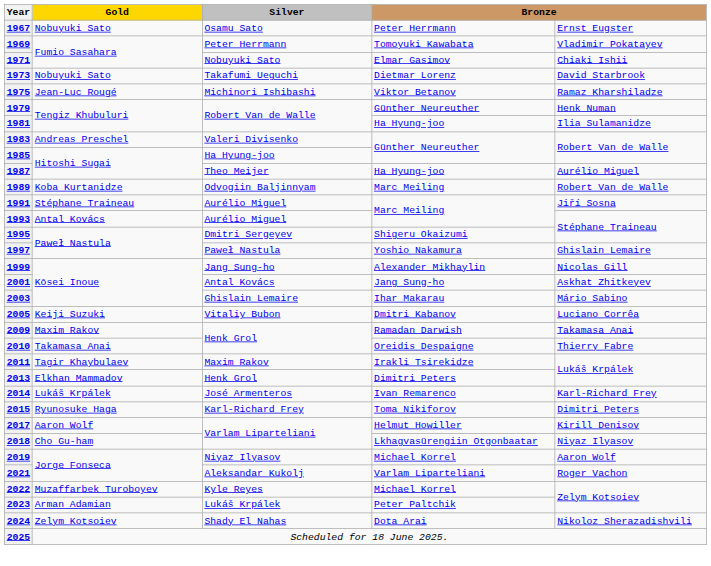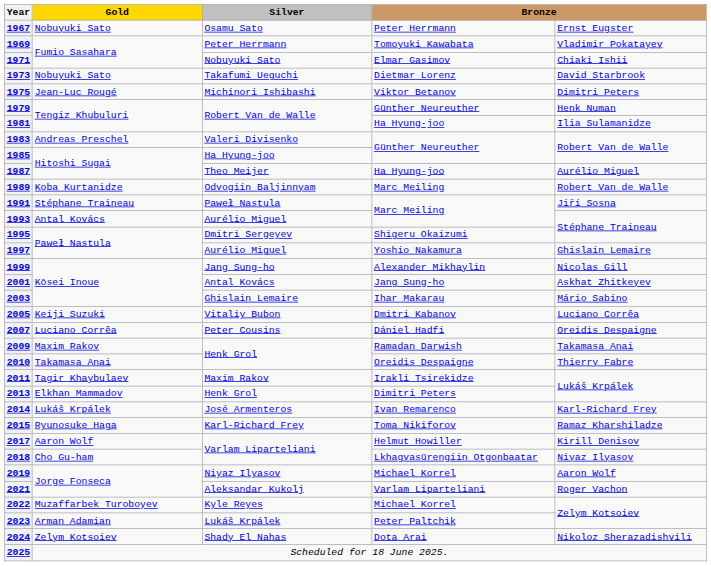(610, 92) Ramaz Kharshiladze -> (598, 92) Dimitri Peters
(245, 203) Aurélio Miguel -> (242, 203) Paweł Nastula
(242, 251) Paweł Nastula -> (245, 251) Aurélio Miguel
+ row: (18, 330)
(598, 410) Dimitri Peters -> (610, 425) Ramaz Kharshiladze
